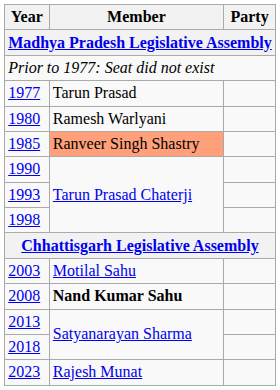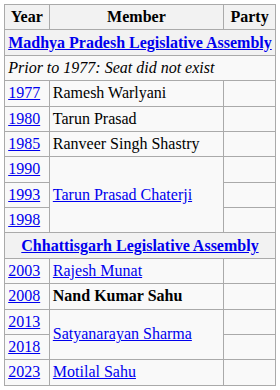(95, 93) Tarun Prasad -> (110, 93) Ramesh Warlyani
(110, 118) Ramesh Warlyani -> (95, 118) Tarun Prasad
(126, 144) lightsalmon background -> (126, 144) no background
(94, 270) Motilal Sahu -> (97, 270) Rajesh Munat
(97, 372) Rajesh Munat -> (94, 372) Motilal Sahu
